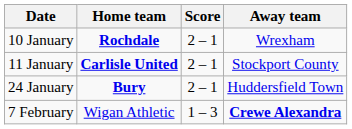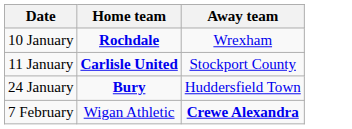- column: (203, 16)
